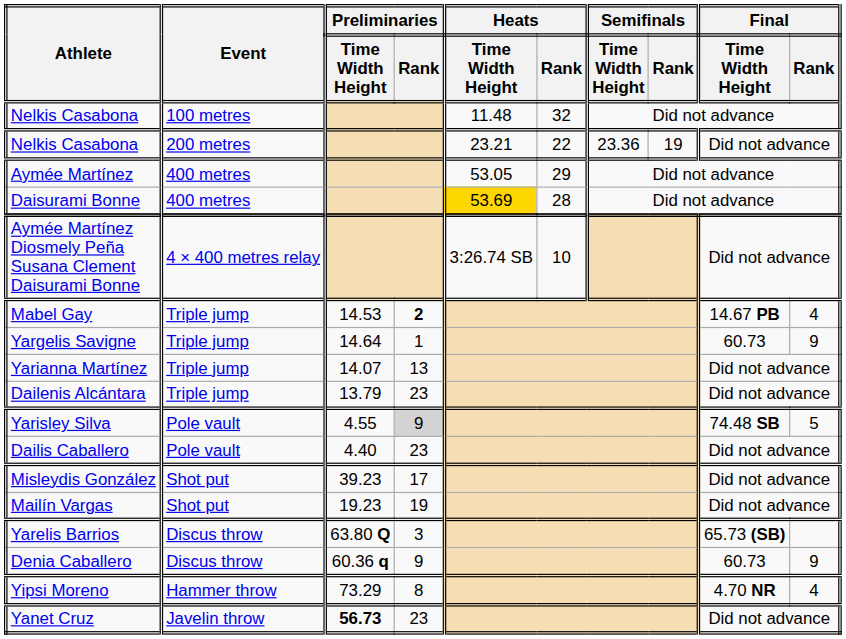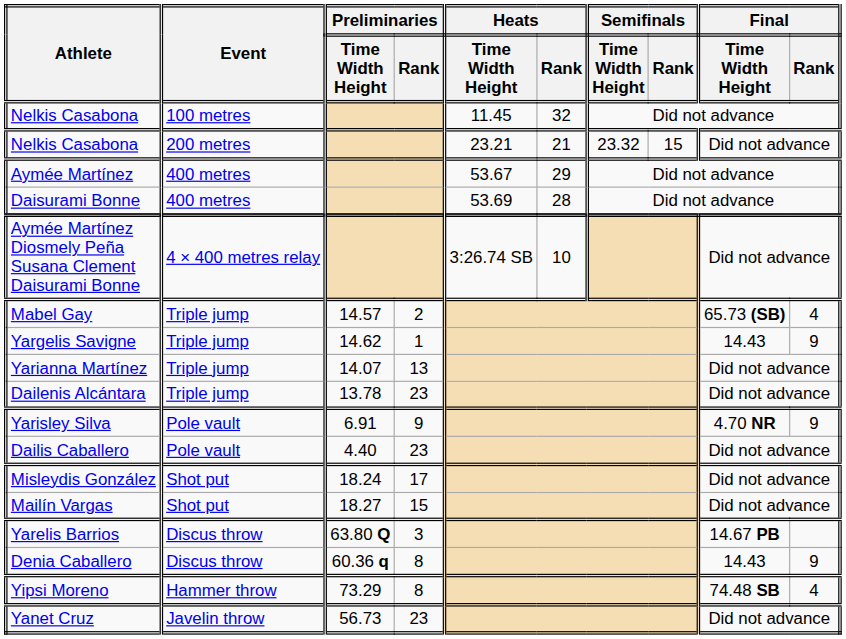(491, 116) 11.48 -> (491, 116) 11.45
(561, 145) 22 -> (561, 145) 21
(618, 145) 23.36 -> (618, 145) 23.32
(673, 145) 19 -> (673, 145) 15
(491, 174) 53.05 -> (491, 174) 53.67
(491, 201) gold background -> (491, 201) no background
(360, 315) 14.53 -> (360, 315) 14.57
(419, 315) bold -> (419, 315) normal
(745, 315) 14.67 PB -> (745, 315) 65.73 (SB)
(360, 341) 14.64 -> (360, 341) 14.62
(745, 341) 60.73 -> (745, 341) 14.43
(360, 394) 13.79 -> (360, 394) 13.78
(360, 423) 4.55 -> (360, 423) 6.91
(419, 423) lightgrey background -> (419, 423) no background
(745, 423) 74.48 SB -> (745, 423) 4.70 NR
(814, 423) 5 -> (814, 423) 9
(360, 479) 39.23 -> (360, 479) 18.24
(360, 506) 19.23 -> (360, 506) 18.27
(419, 506) 19 -> (419, 506) 15
(745, 535) 65.73 (SB) -> (745, 535) 14.67 PB
(419, 561) 9 -> (419, 561) 8
(745, 561) 60.73 -> (745, 561) 14.43
(745, 590) 4.70 NR -> (745, 590) 74.48 SB
(360, 619) bold -> (360, 619) normal
